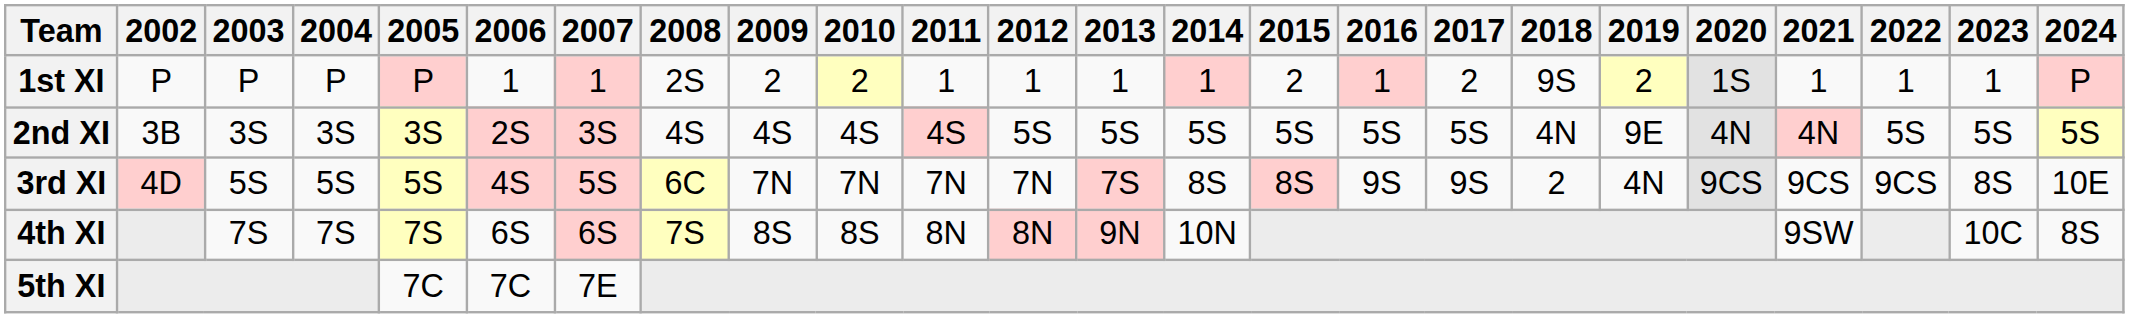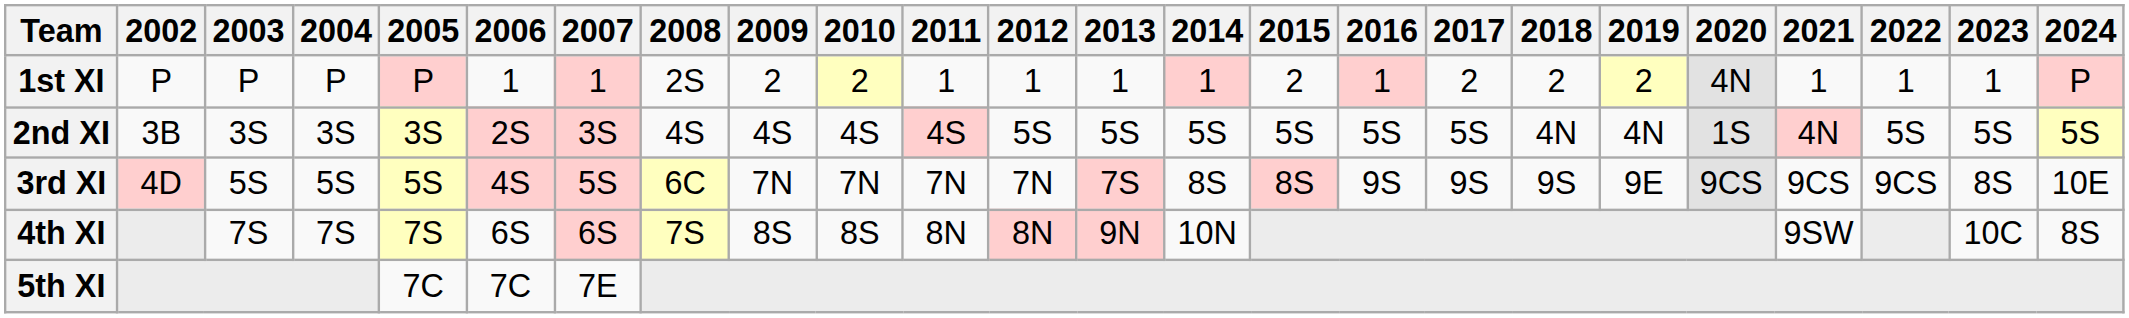(1557, 81) 9S -> (1557, 81) 2
(1731, 81) 1S -> (1731, 81) 4N
(1644, 132) 9E -> (1644, 132) 4N
(1731, 132) 4N -> (1731, 132) 1S
(1557, 183) 2 -> (1557, 183) 9S
(1644, 183) 4N -> (1644, 183) 9E
